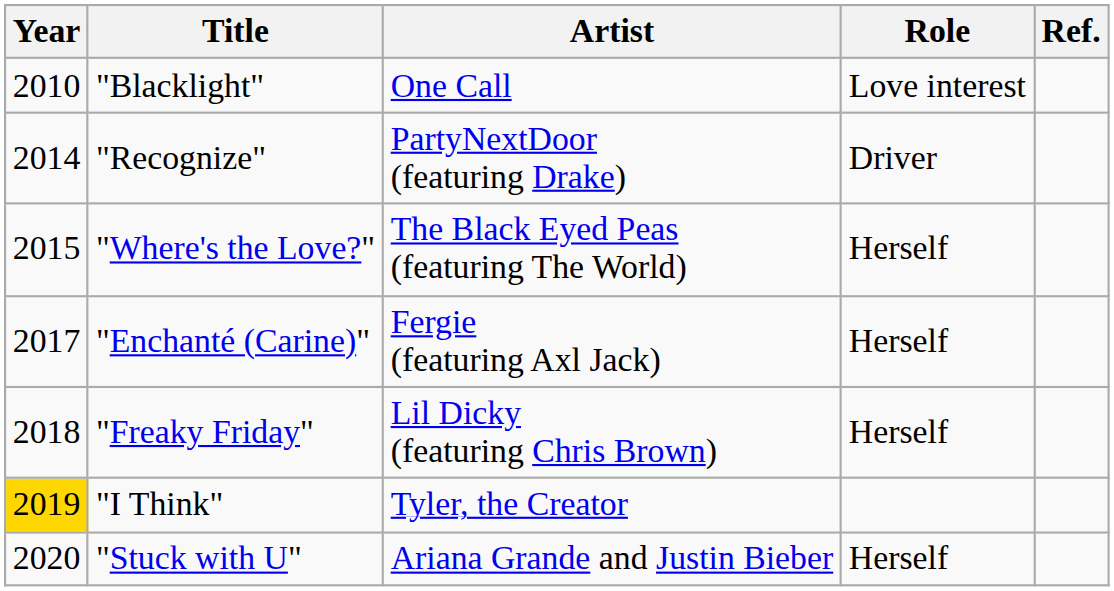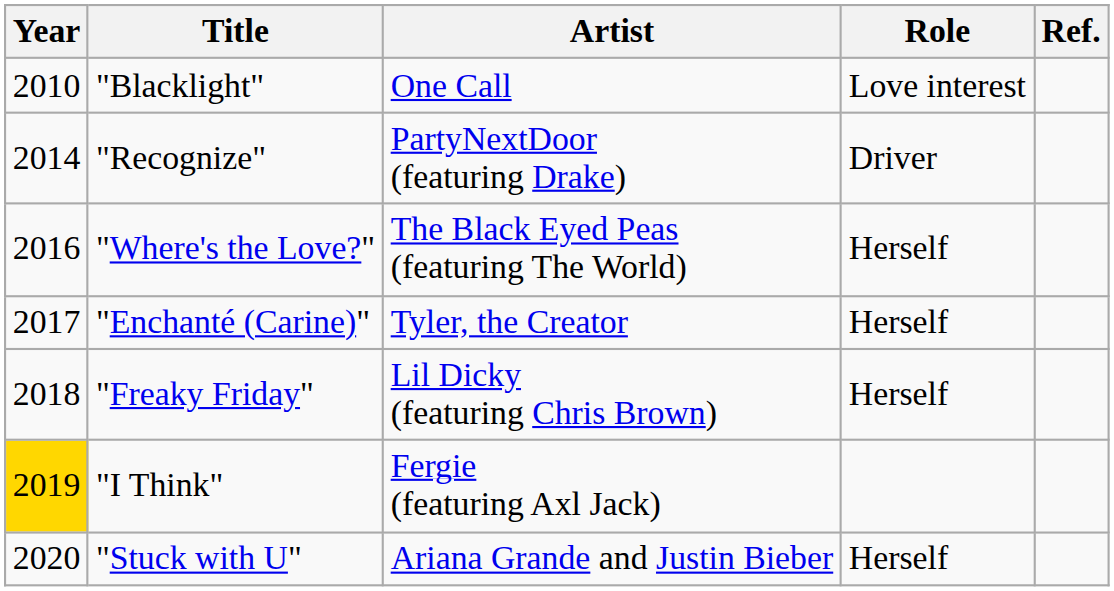(47, 248) 2015 -> (47, 248) 2016
(526, 340) Fergie (featuring Axl Jack) -> (509, 321) Tyler, the Creator
(509, 504) Tyler, the Creator -> (526, 485) Fergie (featuring Axl Jack)
